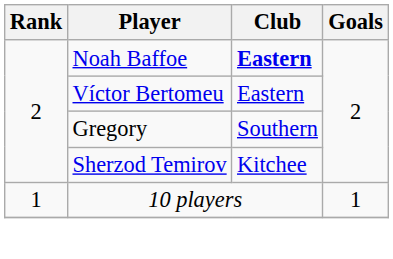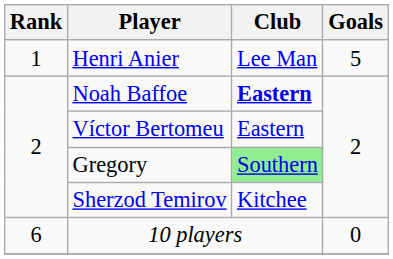+ row: (126, 57)
(277, 128) no background -> (277, 164) lightgreen background
(36, 199) 1 -> (36, 235) 6
(356, 199) 1 -> (356, 235) 0
